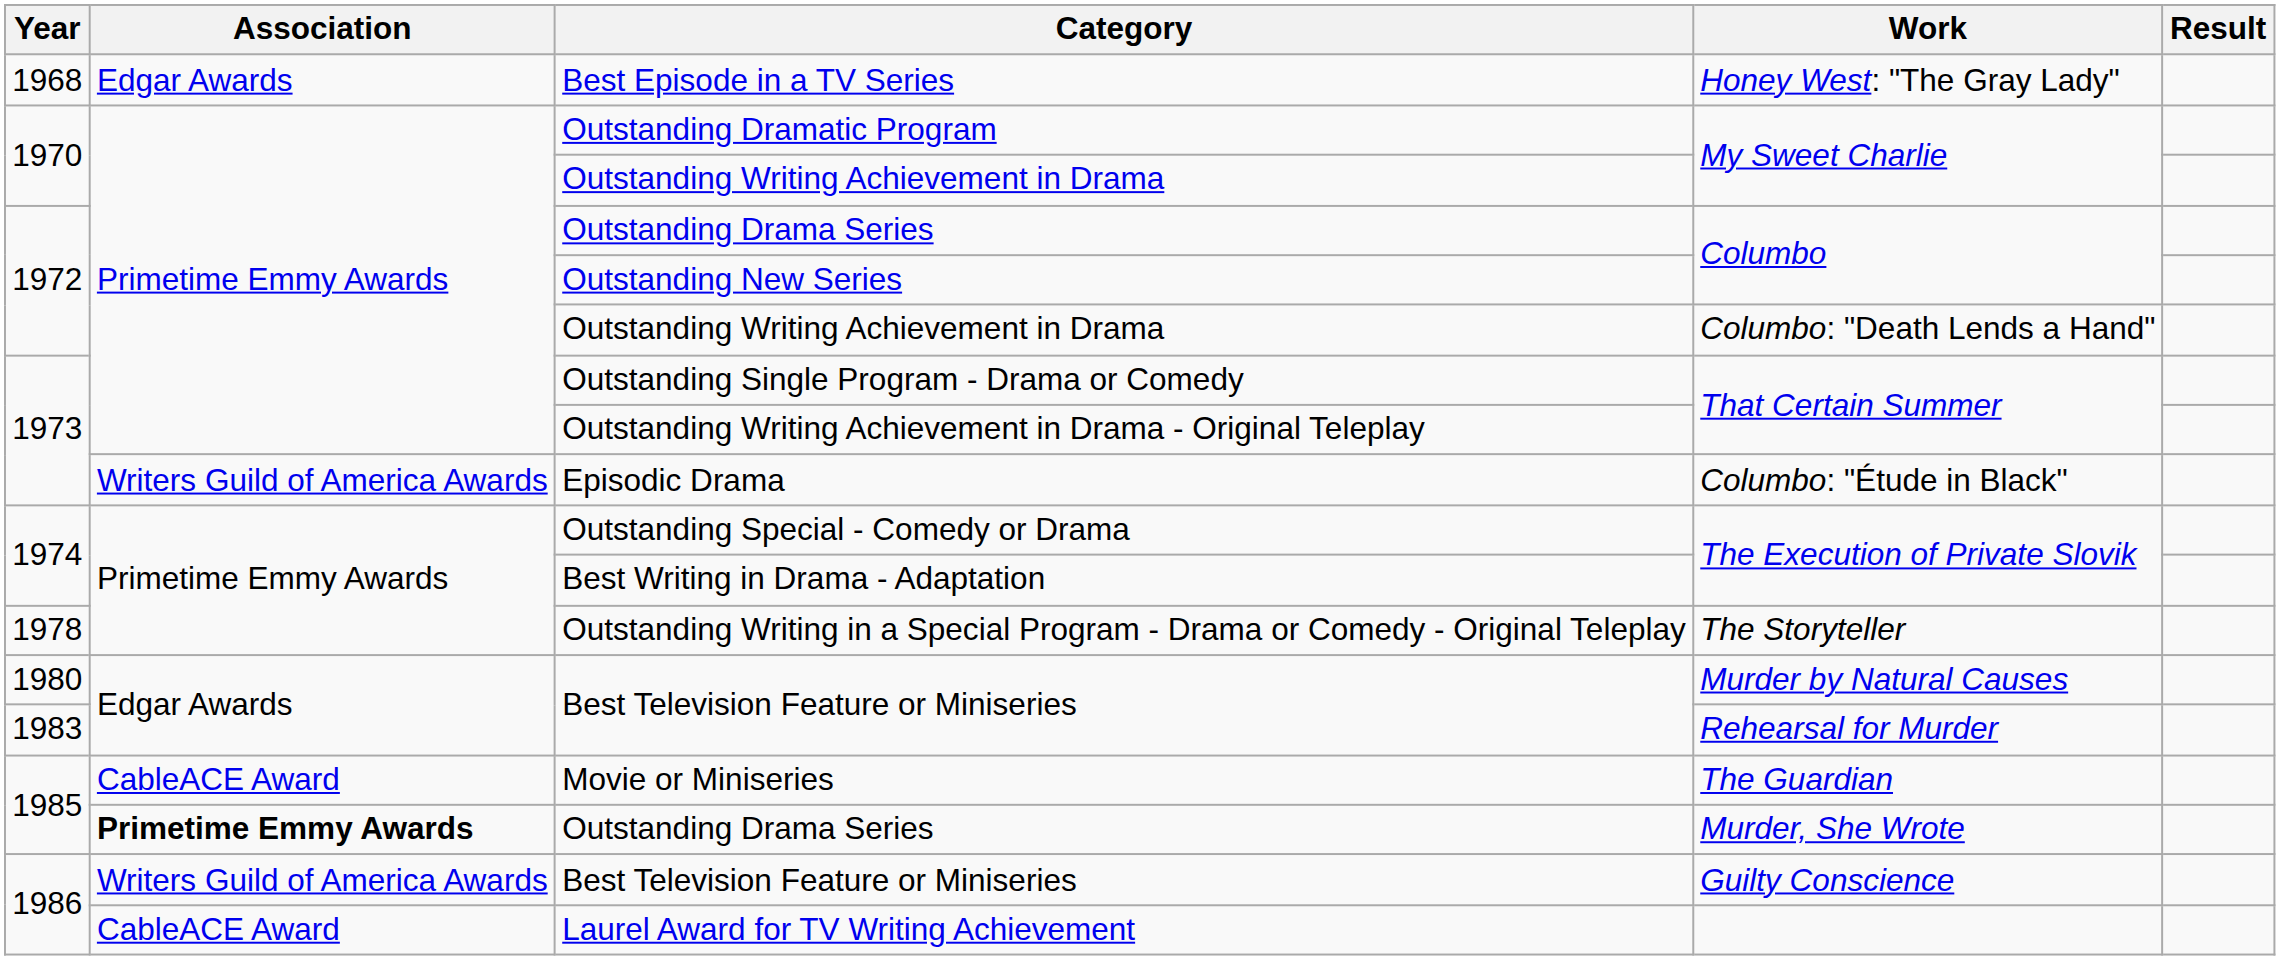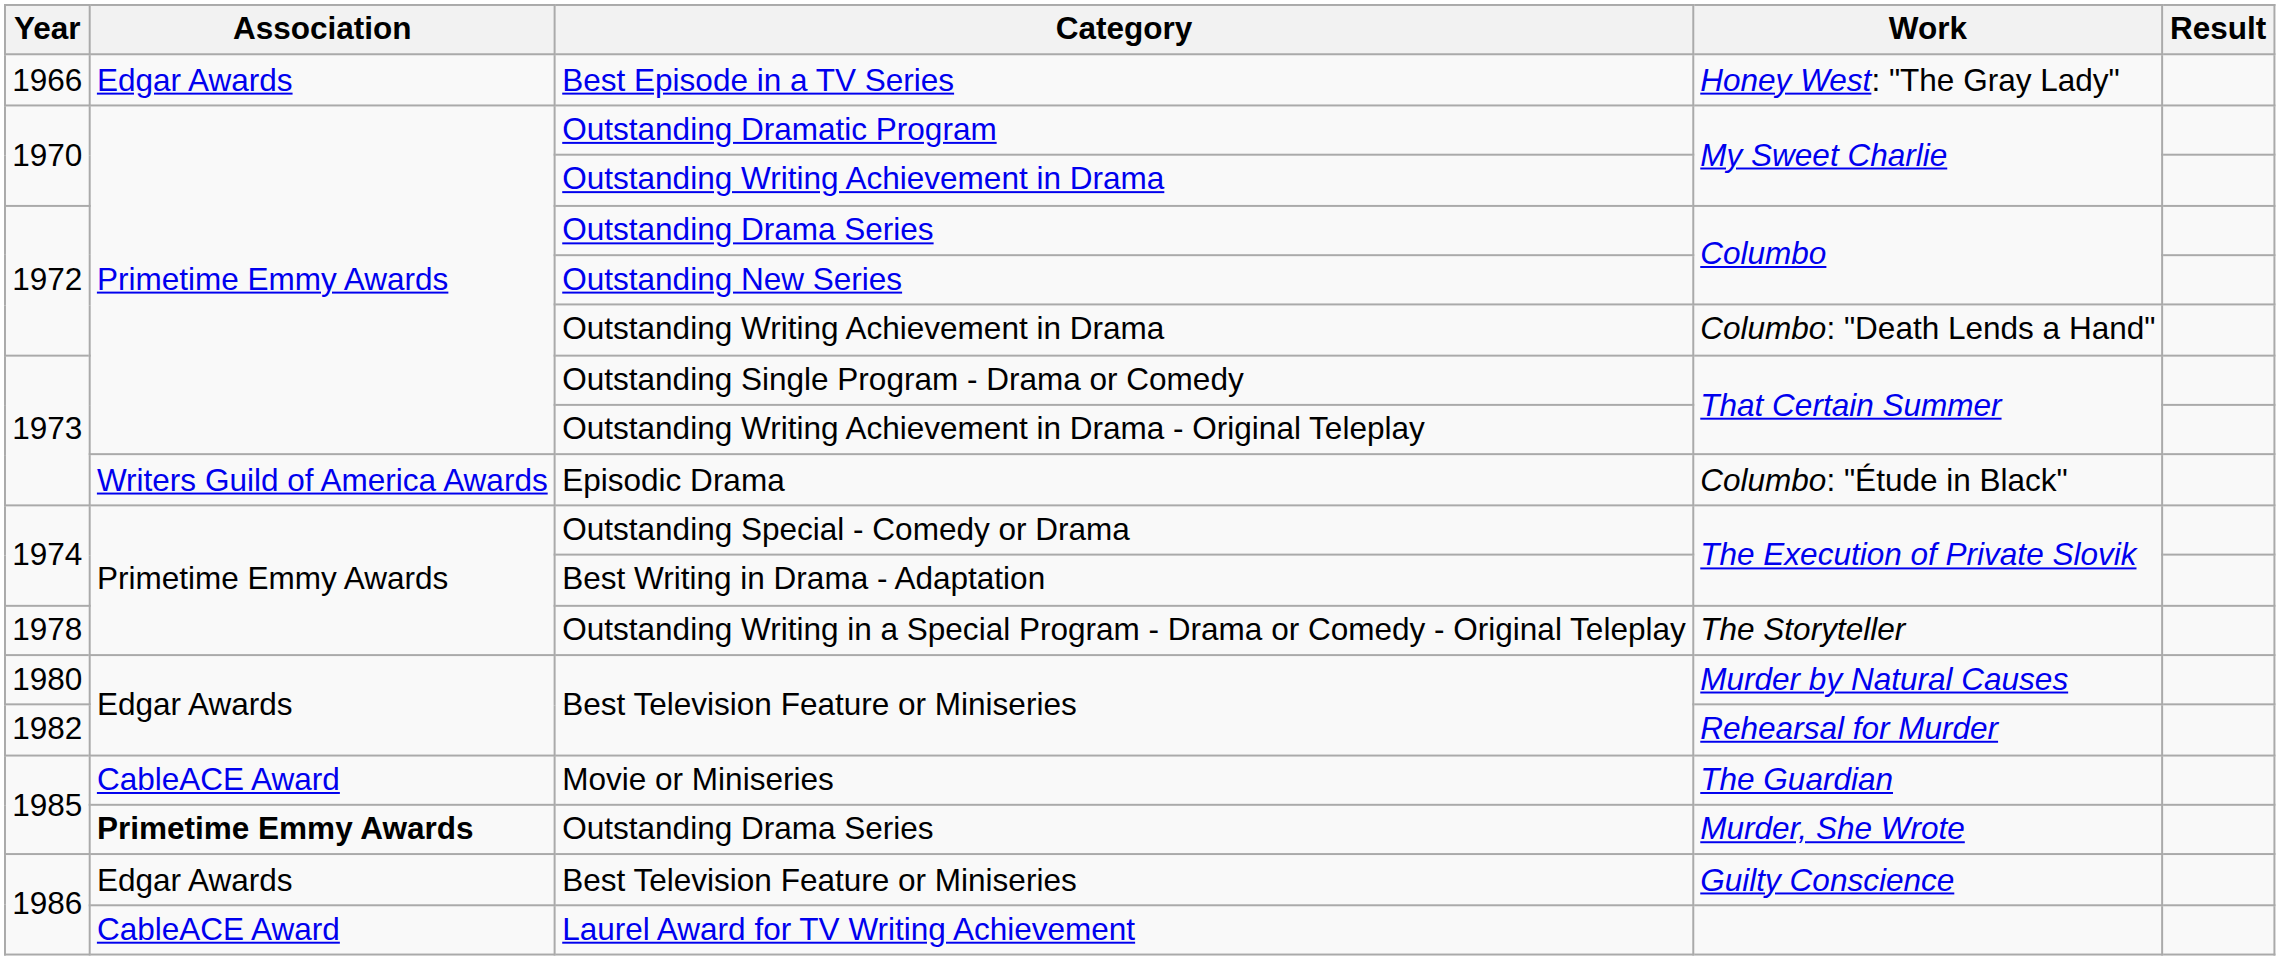(47, 79) 1968 -> (47, 79) 1966
(47, 729) 1983 -> (47, 729) 1982
(322, 879) Writers Guild of America Awards -> (195, 879) Edgar Awards
